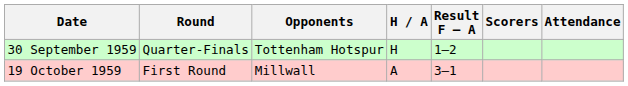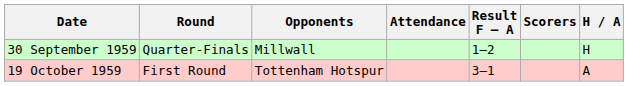columns swapped: (409, 22) <-> (583, 22)
(319, 50) Tottenham Hotspur -> (285, 50) Millwall
(285, 70) Millwall -> (319, 70) Tottenham Hotspur
